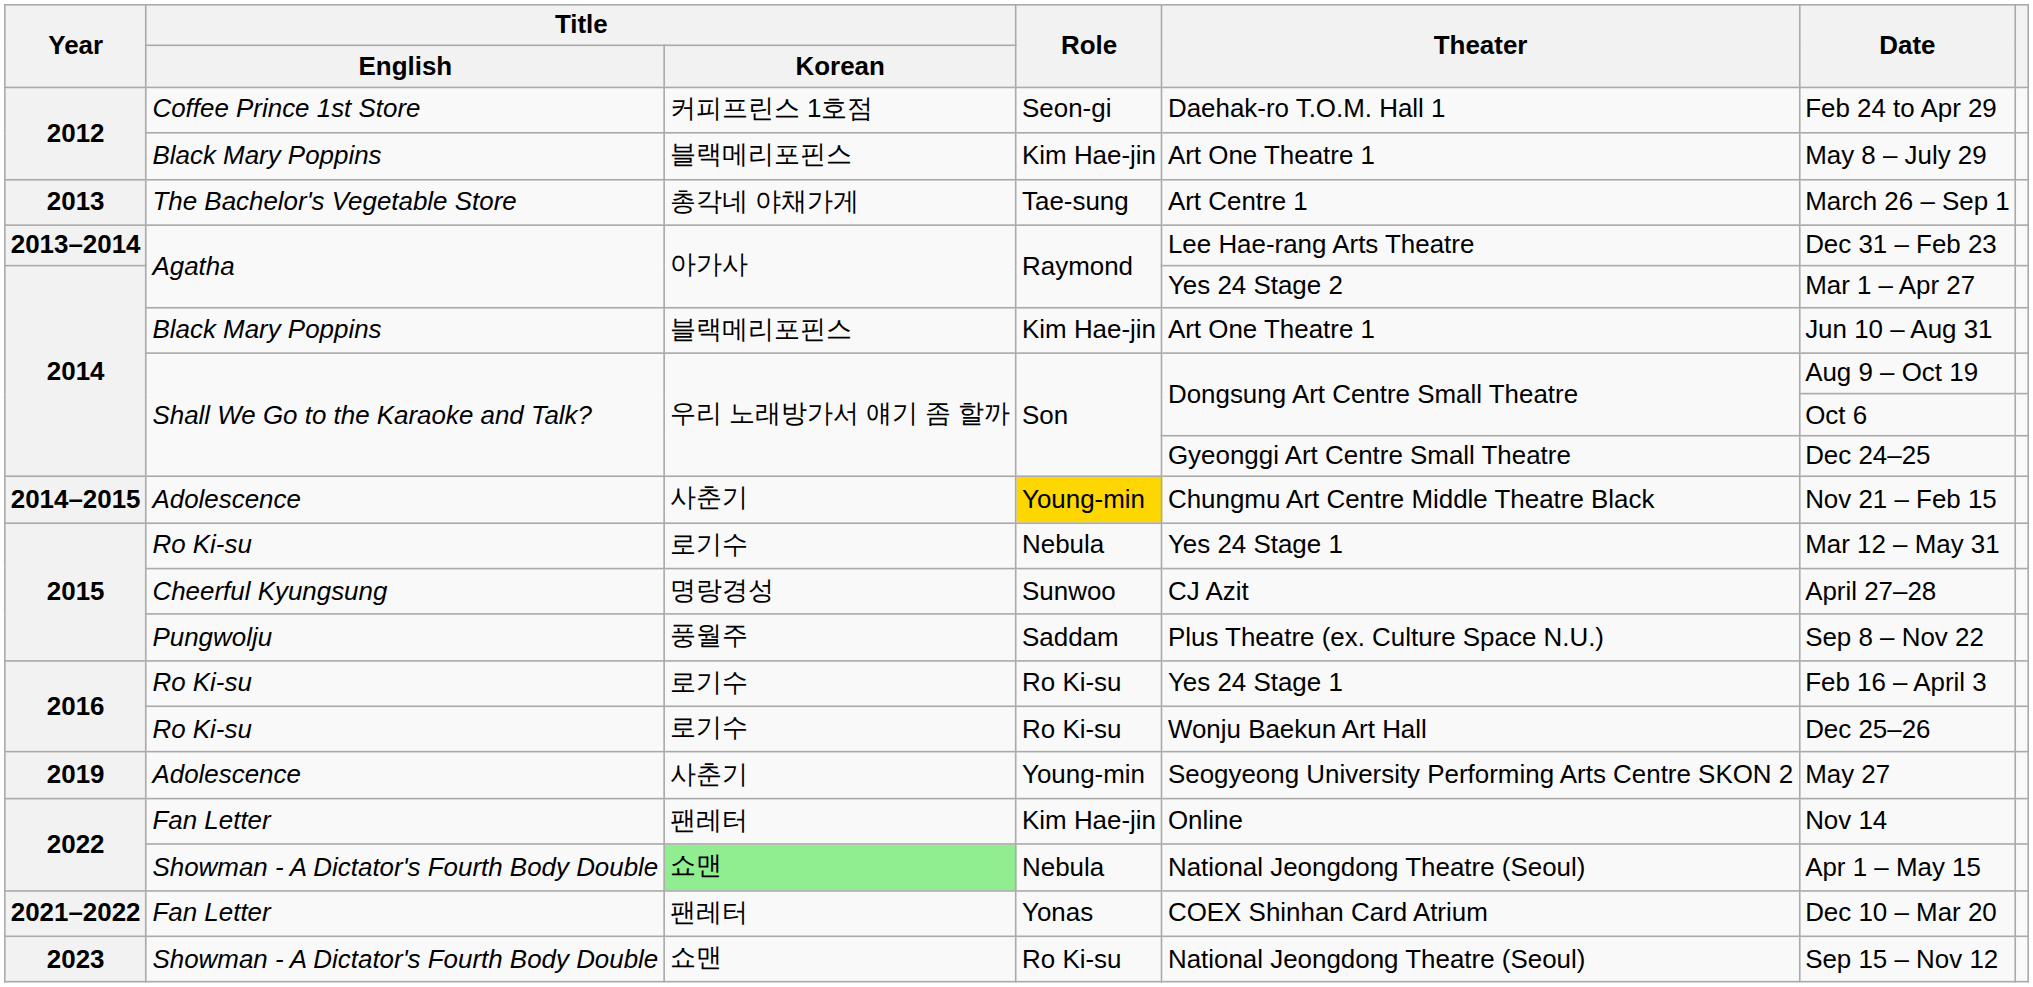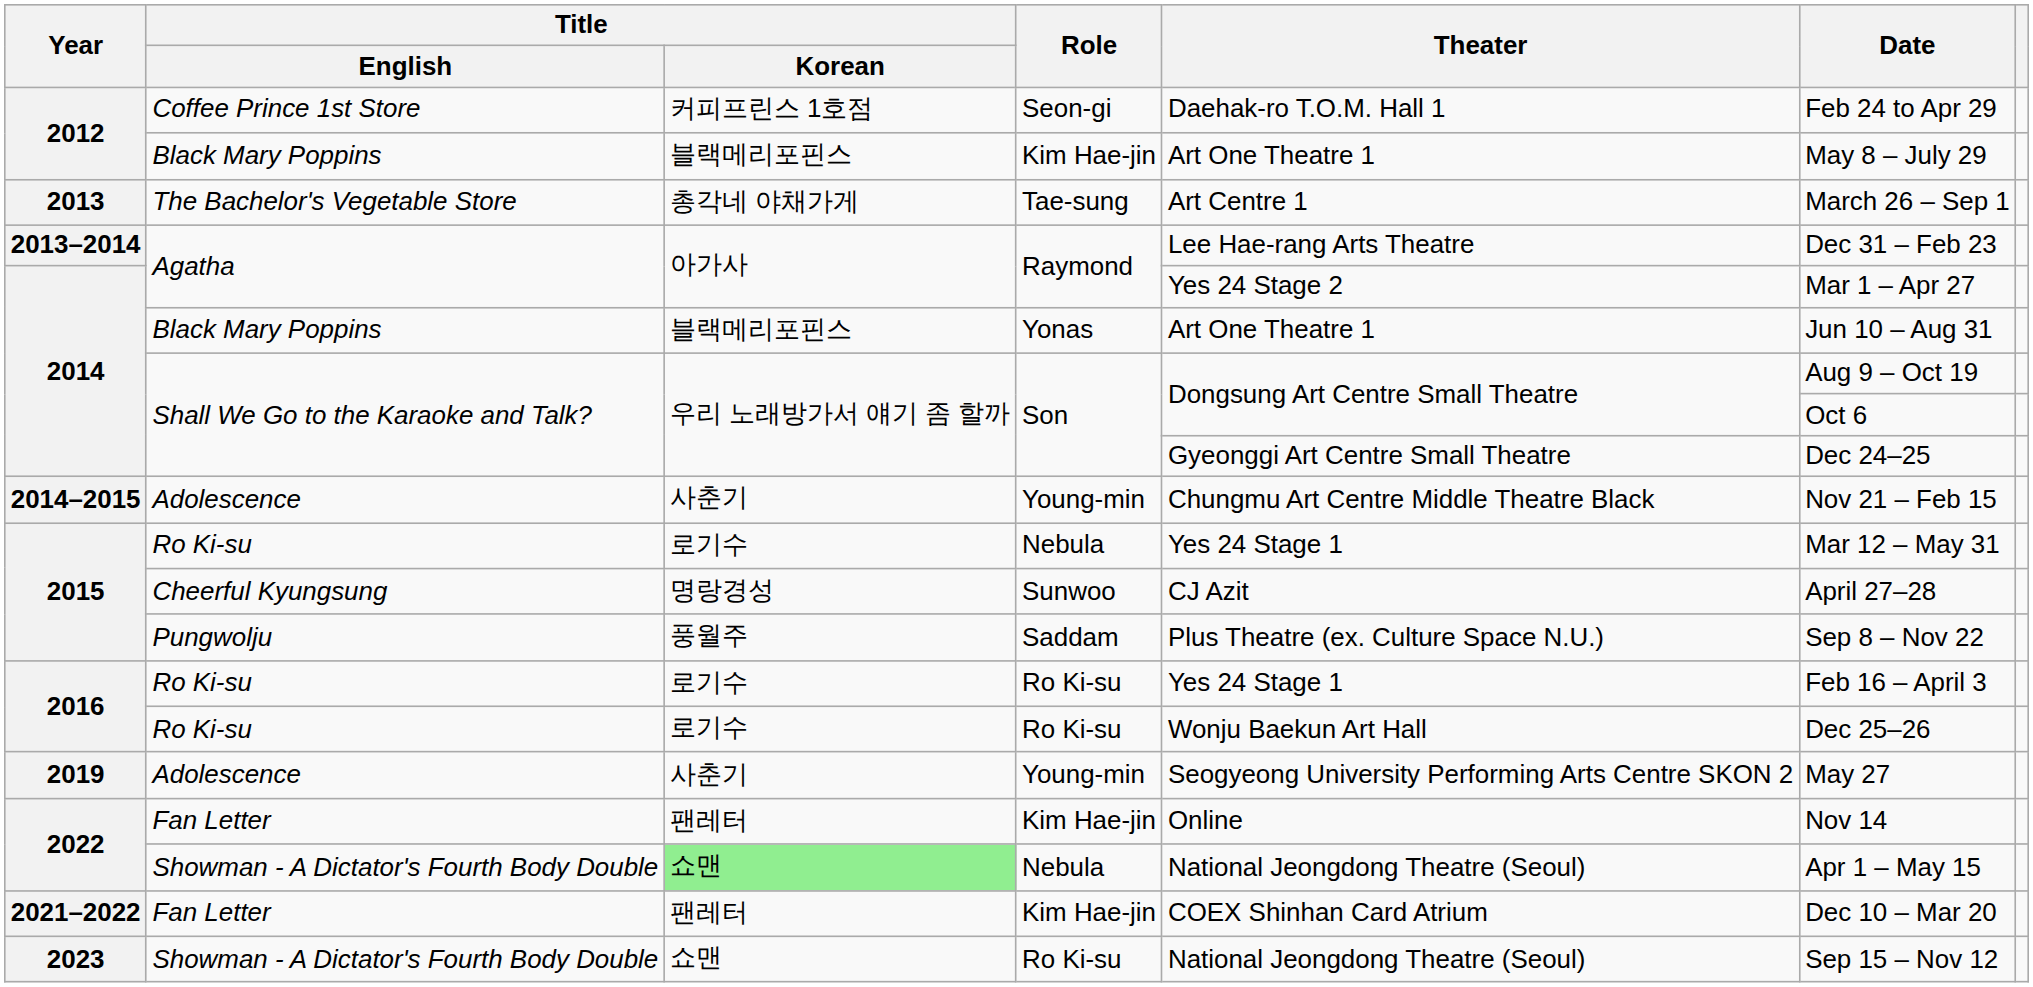(1089, 329) Kim Hae-jin -> (1058, 329) Yonas
(1084, 499) gold background -> (1084, 499) no background
(1058, 912) Yonas -> (1089, 912) Kim Hae-jin
